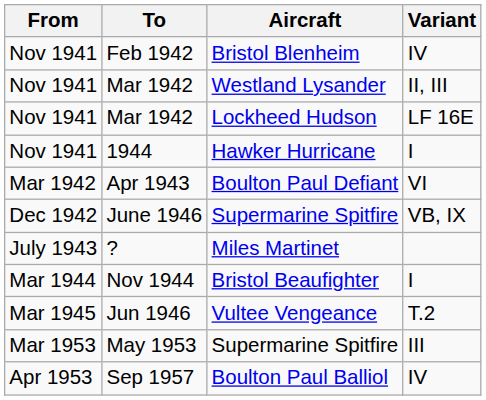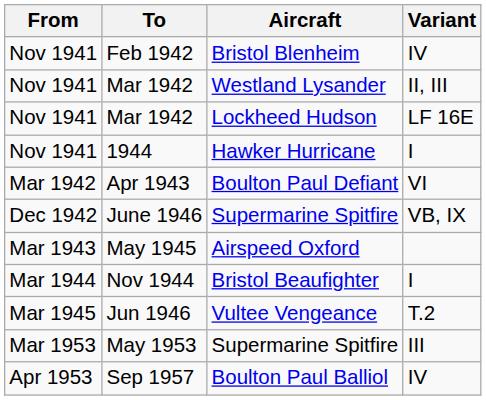+ row: (151, 248)
- row: (112, 248)
